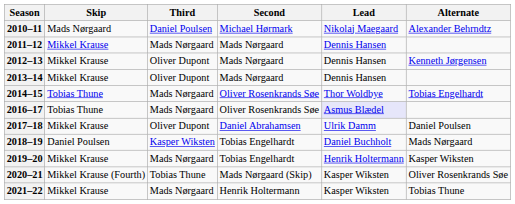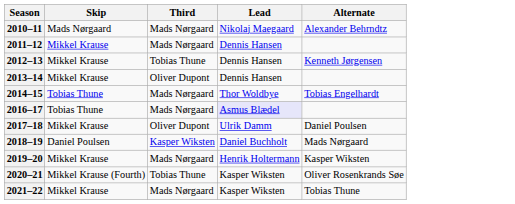- column: (269, 12)
(181, 28) Daniel Poulsen -> (182, 28) Mads Nørgaard
(180, 61) Oliver Dupont -> (178, 61) Tobias Thune
